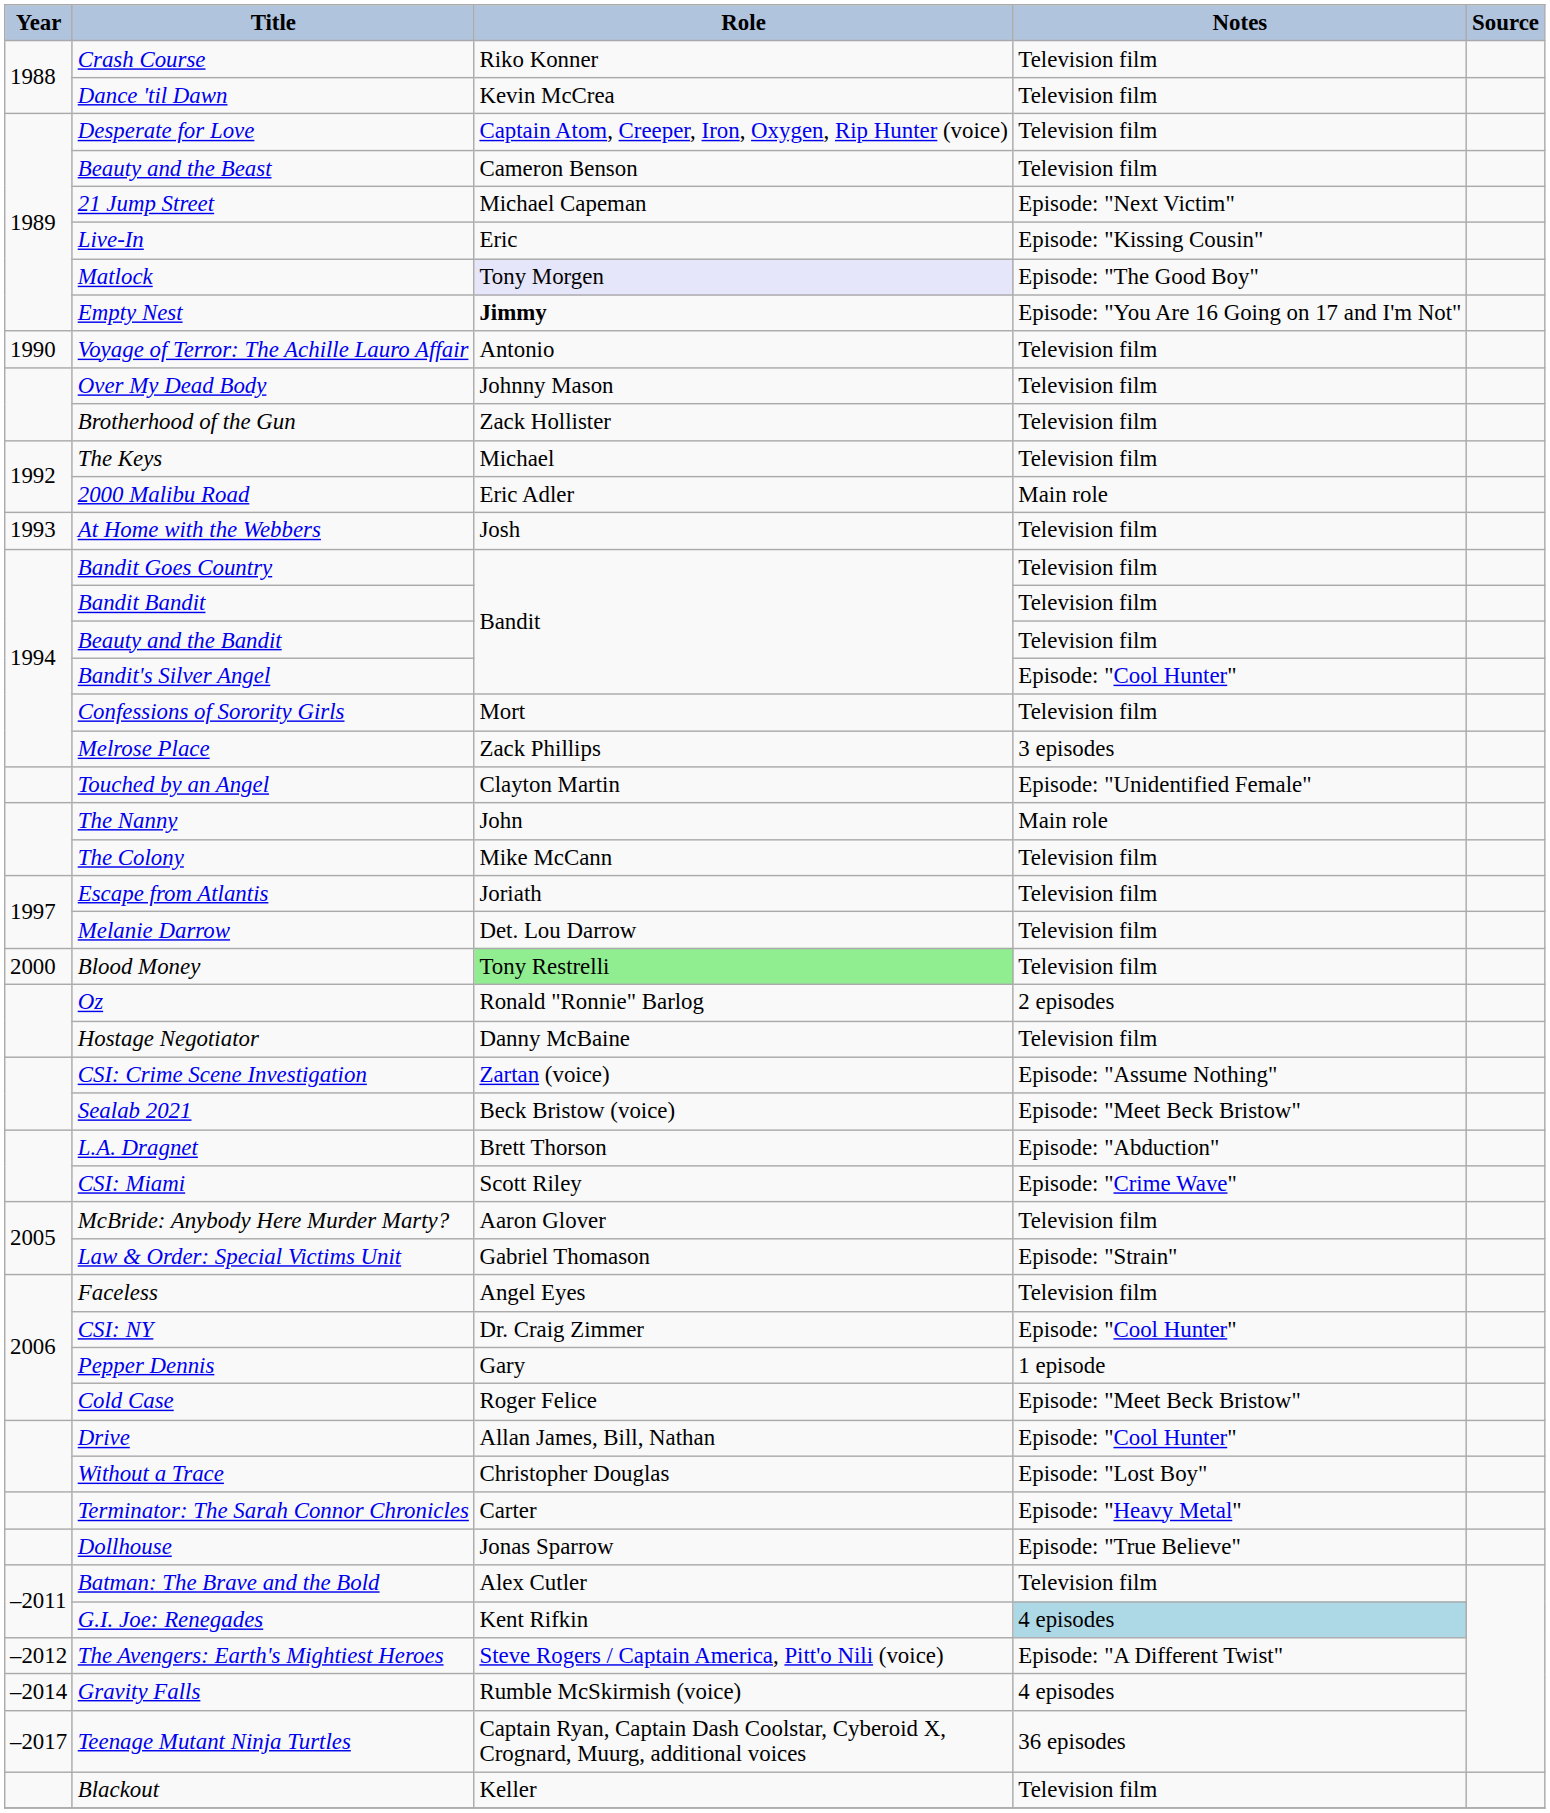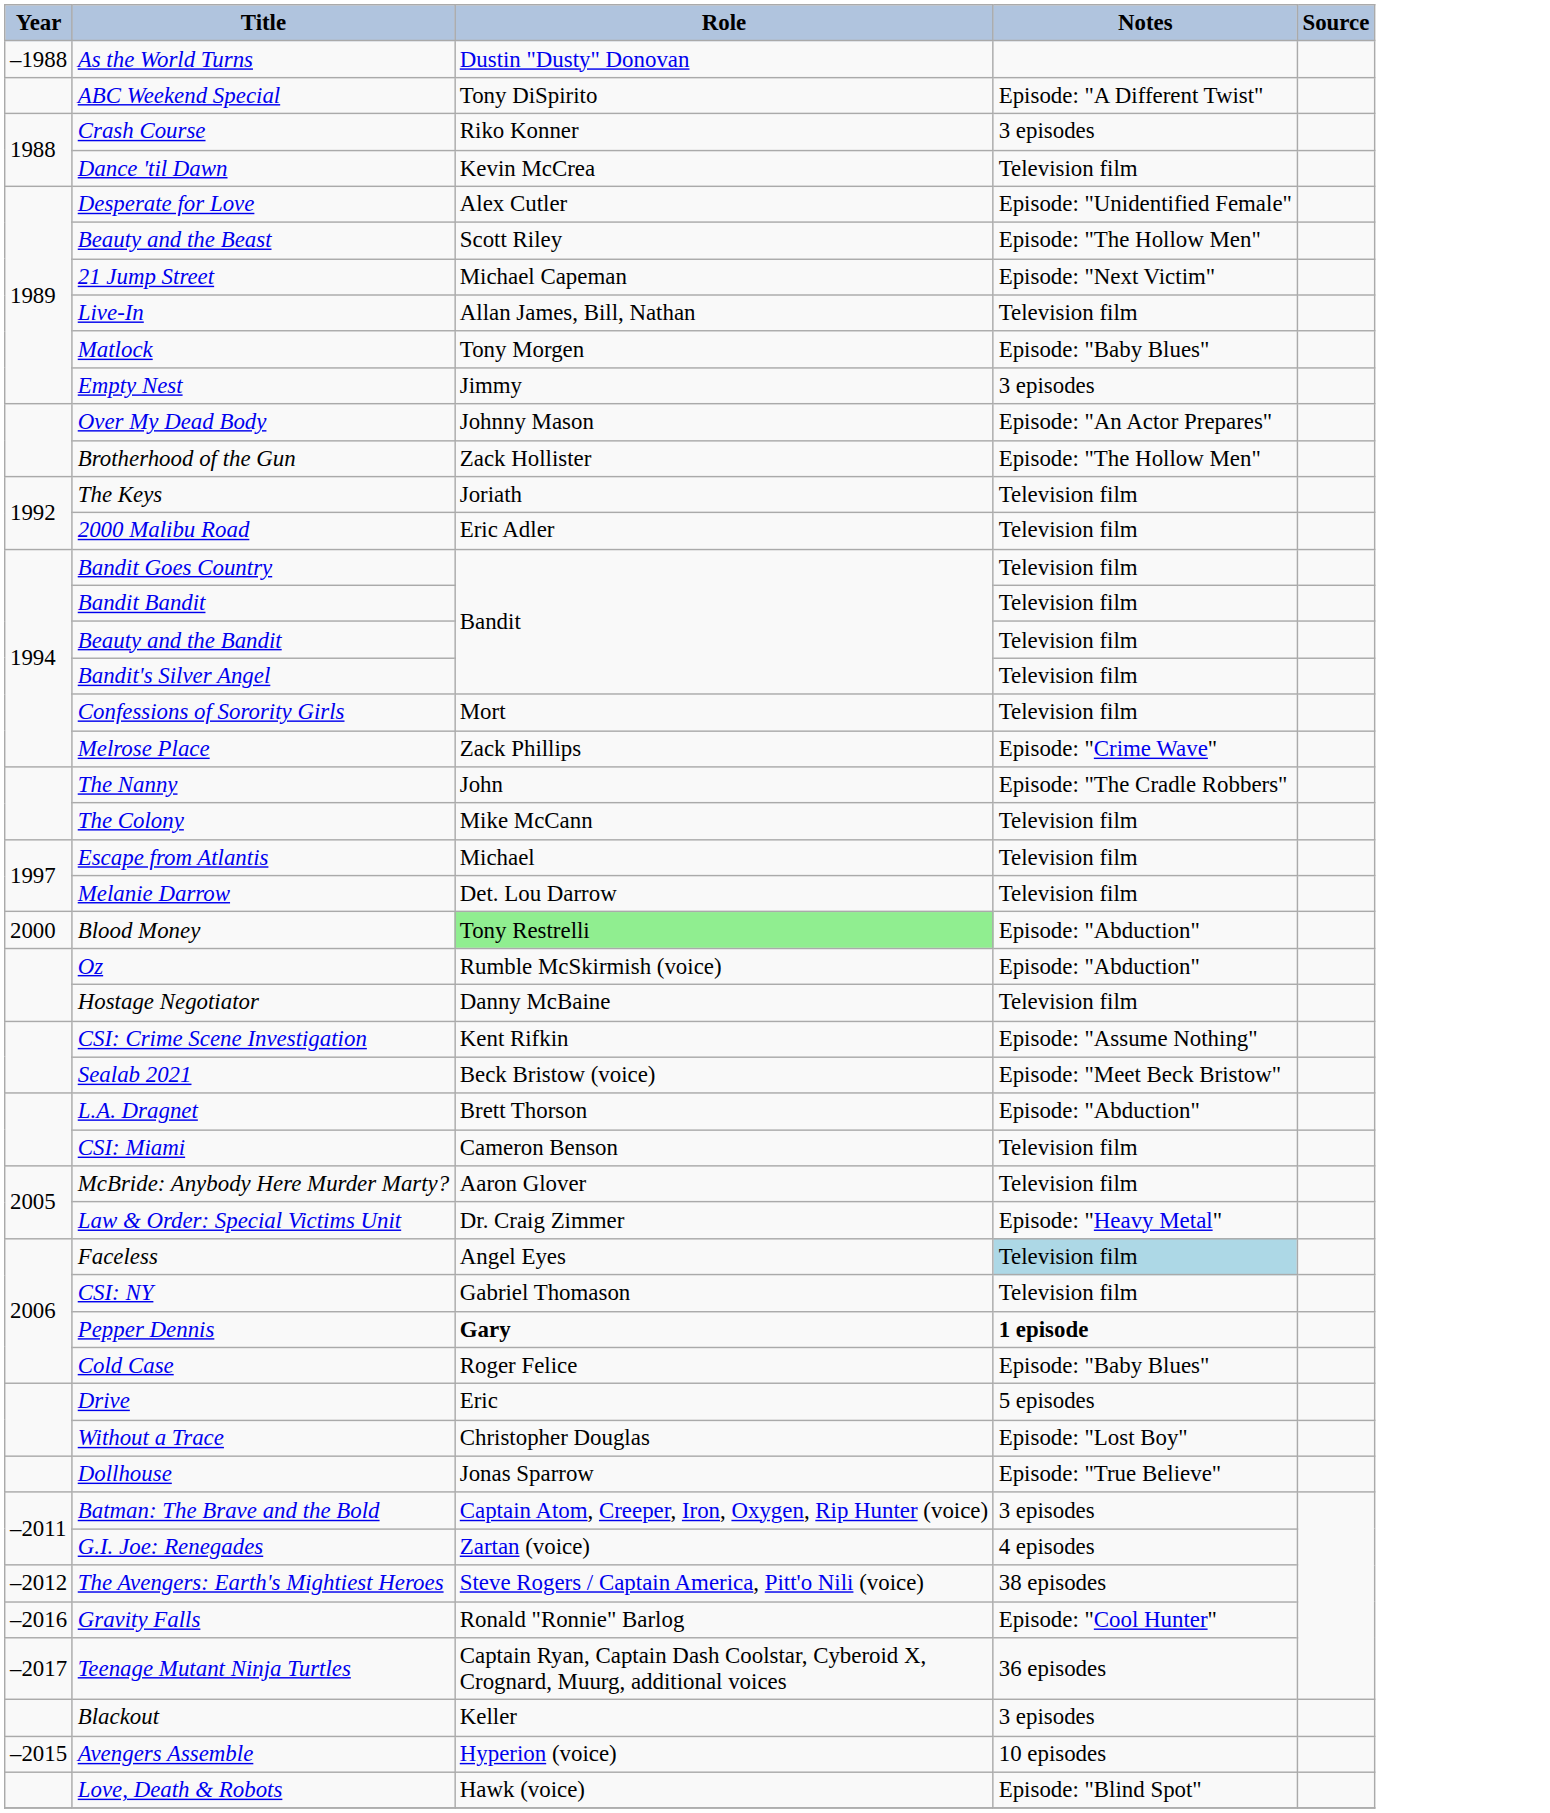+ row: (165, 58)
+ row: (179, 95)
(1088, 58) Television film -> (1047, 131) 3 episodes
(744, 131) Captain Atom, Creeper, Iron, Oxygen, Rip Hunter (voice) -> (513, 204) Alex Cutler
(1088, 131) Television film -> (1145, 204) Episode: "Unidentified Female"
(559, 167) Cameron Benson -> (511, 240) Scott Riley
(1088, 167) Television film -> (1130, 240) Episode: "The Hollow Men"
(498, 240) Eric -> (578, 312) Allan James, Bill, Nathan
(1141, 240) Episode: "Kissing Cousin" -> (1068, 312) Television film
(542, 276) lavender background -> (522, 349) no background
(1139, 276) Episode: "The Good Boy" -> (1104, 349) Episode: "Baby Blues"
(513, 312) bold -> (491, 385) normal
(1240, 312) Episode: "You Are 16 Going on 17 and I'm Not" -> (1047, 385) 3 episodes
- row: (273, 349)
(1088, 385) Television film -> (1135, 421) Episode: "An Actor Prepares"
(1088, 421) Television film -> (1130, 458) Episode: "The Hollow Men"
(517, 458) Michael -> (491, 494) Joriath
(1063, 494) Main role -> (1068, 530) Television film
- row: (199, 530)
(1127, 675) Episode: "Cool Hunter" -> (1068, 675) Television film
(1066, 748) 3 episodes -> (1108, 748) Episode: "Crime Wave"
- row: (173, 784)
(1063, 820) Main role -> (1143, 784) Episode: "The Cradle Robbers"
(511, 893) Joriath -> (497, 857) Michael
(1088, 966) Television film -> (1099, 929) Episode: "Abduction"
(592, 1002) Ronald "Ronnie" Barlog -> (591, 966) Rumble McSkirmish (voice)
(1066, 1002) 2 episodes -> (1099, 966) Episode: "Abduction"
(545, 1074) Zartan (voice) -> (514, 1038) Kent Rifkin
(531, 1183) Scott Riley -> (539, 1147) Cameron Benson
(1128, 1183) Episode: "Crime Wave" -> (1068, 1147) Television film
(565, 1256) Gabriel Thomason -> (542, 1220) Dr. Craig Zimmer
(1098, 1256) Episode: "Strain" -> (1110, 1220) Episode: "Heavy Metal"
(1088, 1292) no background -> (1068, 1256) lightblue background
(562, 1328) Dr. Craig Zimmer -> (545, 1292) Gabriel Thomason
(1127, 1328) Episode: "Cool Hunter" -> (1068, 1292) Television film
(502, 1365) normal -> (485, 1328) bold
(1062, 1365) normal -> (1044, 1328) bold
(1160, 1401) Episode: "Meet Beck Bristow" -> (1104, 1365) Episode: "Baby Blues"
(597, 1437) Allan James, Bill, Nathan -> (479, 1401) Eric
(1127, 1437) Episode: "Cool Hunter" -> (1047, 1401) 5 episodes
- row: (273, 1510)
(533, 1582) Alex Cutler -> (724, 1510) Captain Atom, Creeper, Iron, Oxygen, Rip Hunter (voice)
(1088, 1582) Television film -> (1047, 1510) 3 episodes
(534, 1619) Kent Rifkin -> (525, 1546) Zartan (voice)
(1066, 1619) lightblue background -> (1047, 1546) no background
(1151, 1655) Episode: "A Different Twist" -> (1052, 1582) 38 episodes
(39, 1691) –2014 -> (39, 1619) –2016
(610, 1691) Rumble McSkirmish (voice) -> (572, 1619) Ronald "Ronnie" Barlog
(1066, 1691) 4 episodes -> (1108, 1619) Episode: "Cool Hunter"
(1088, 1790) Television film -> (1047, 1717) 3 episodes
+ row: (166, 1753)
+ row: (180, 1790)
